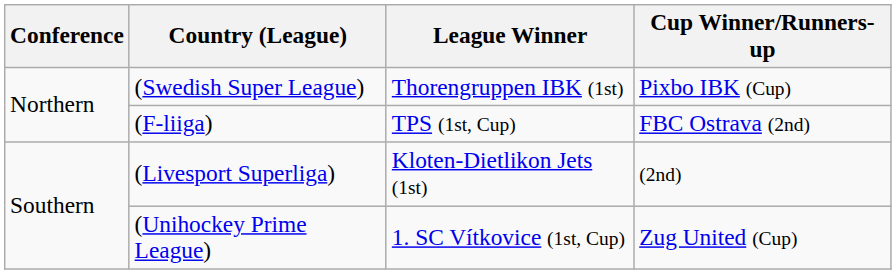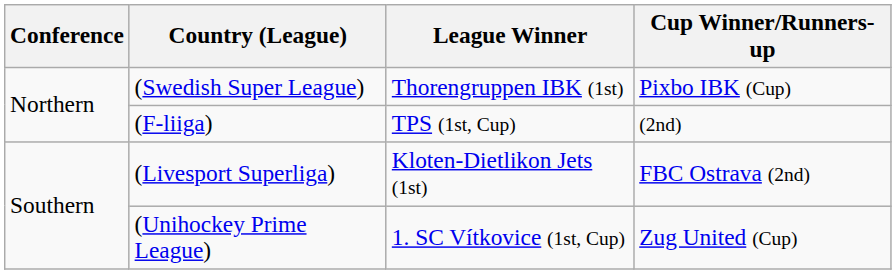(725, 123) FBC Ostrava (2nd) -> (660, 124) (2nd)
(660, 175) (2nd) -> (725, 173) FBC Ostrava (2nd)
